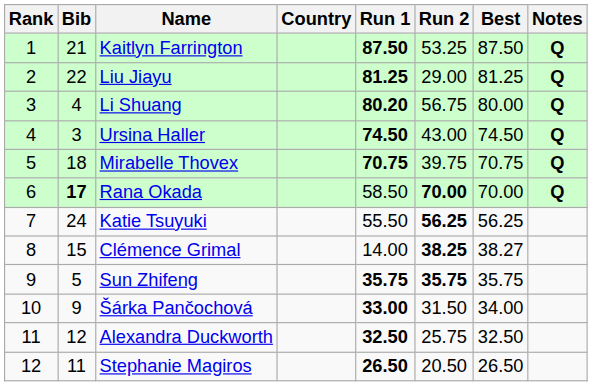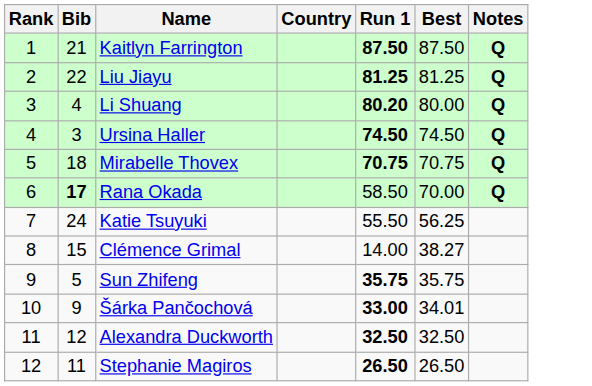- column: (444, 18)
(501, 308) 34.00 -> (442, 308) 34.01
